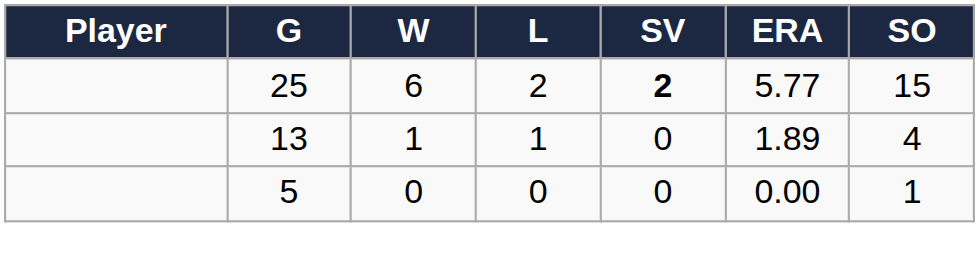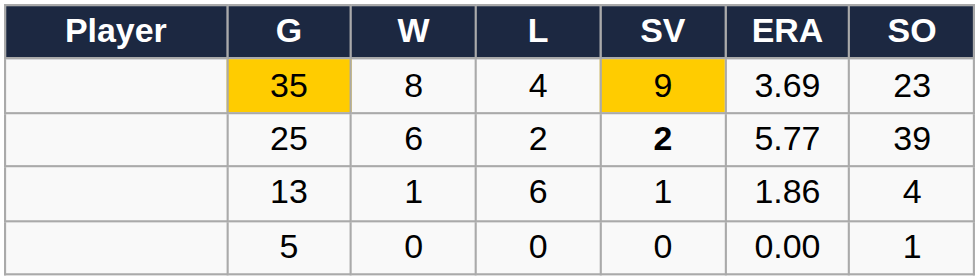+ row: (289, 85)
(912, 85) 15 -> (912, 138) 39
(538, 138) 1 -> (538, 192) 6
(663, 138) 0 -> (663, 192) 1
(787, 138) 1.89 -> (787, 192) 1.86
